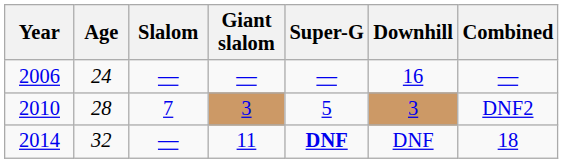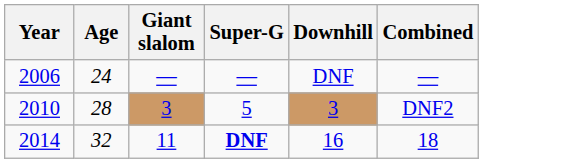- column: (168, 32)
(413, 76) 16 -> (333, 76) DNF
(413, 141) DNF -> (333, 141) 16
